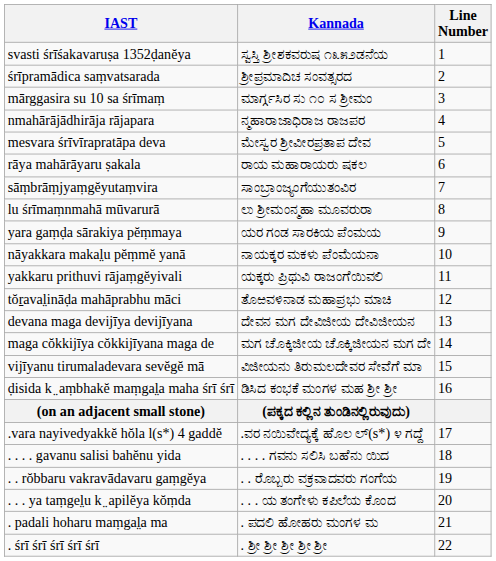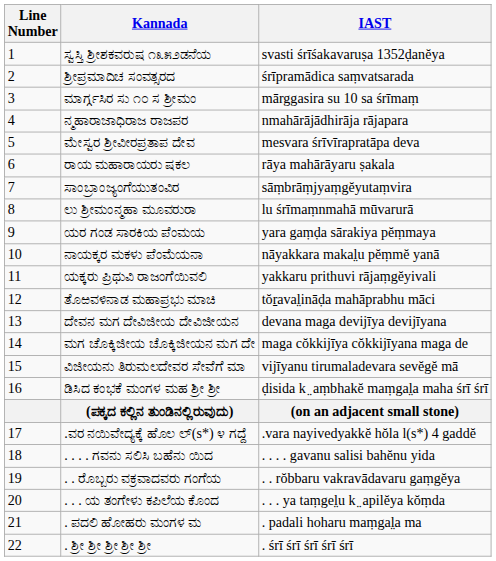columns swapped: (463, 23) <-> (121, 23)
